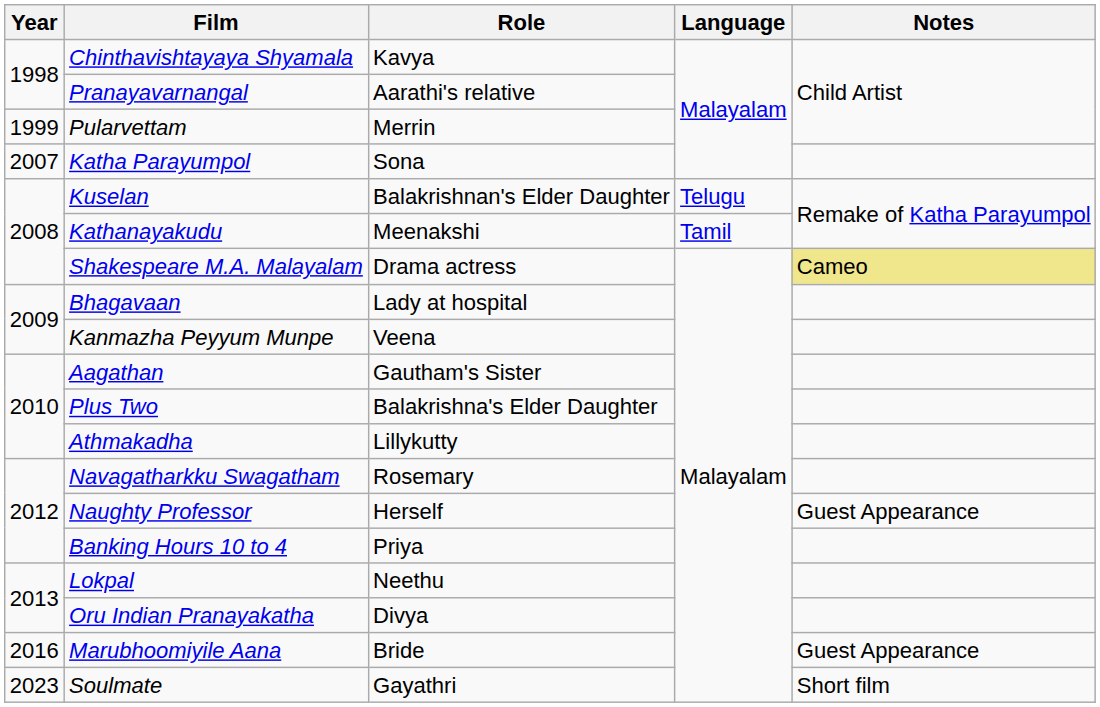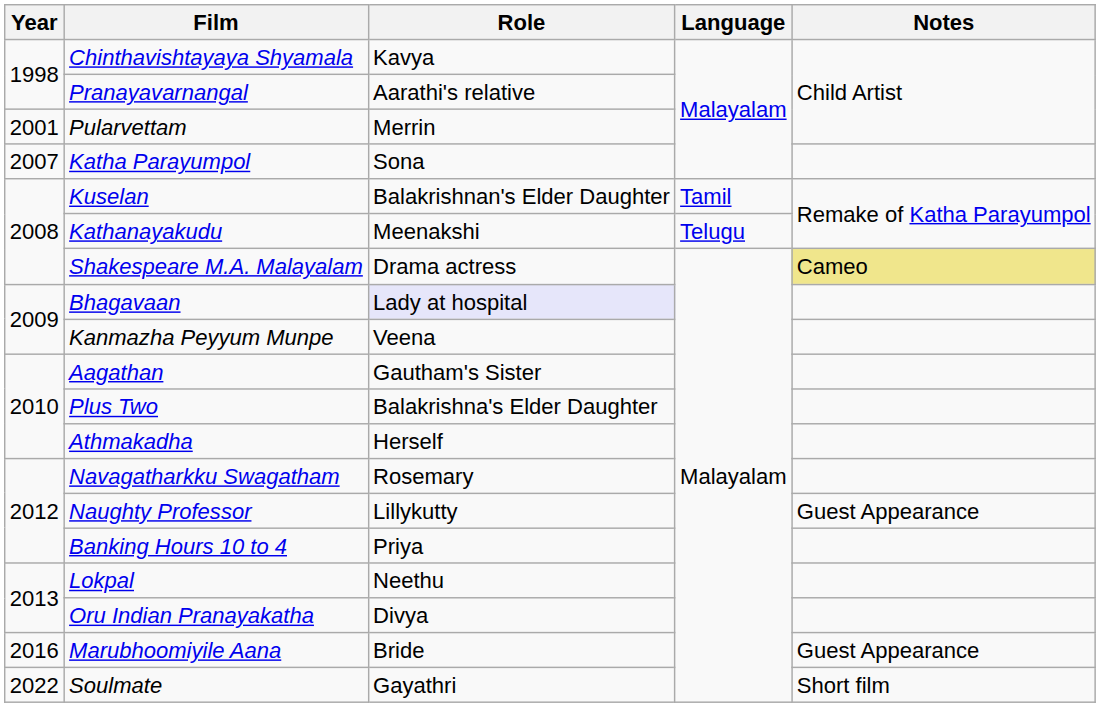(34, 127) 1999 -> (34, 127) 2001
(713, 197) Telugu -> (706, 197) Tamil
(706, 232) Tamil -> (713, 232) Telugu
(450, 301) no background -> (450, 301) lavender background
(415, 441) Lillykutty -> (408, 441) Herself
(408, 511) Herself -> (415, 511) Lillykutty
(34, 685) 2023 -> (34, 685) 2022
